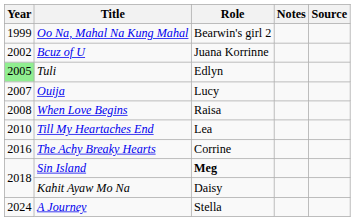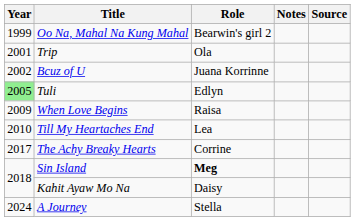+ row: (47, 52)
- row: (51, 91)
(19, 110) 2008 -> (19, 110) 2009
(19, 149) 2016 -> (19, 149) 2017
